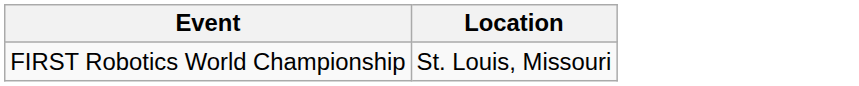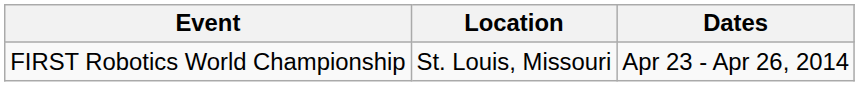+ column: (736, 23)
